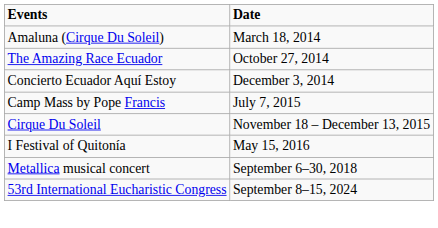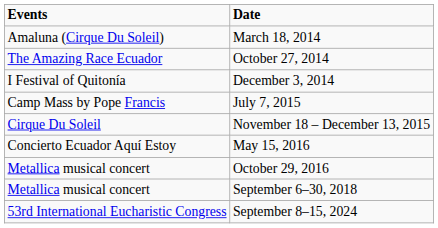(92, 80) Concierto Ecuador Aquí Estoy -> (67, 80) I Festival of Quitonía
(67, 146) I Festival of Quitonía -> (92, 146) Concierto Ecuador Aquí Estoy
+ row: (281, 168)
